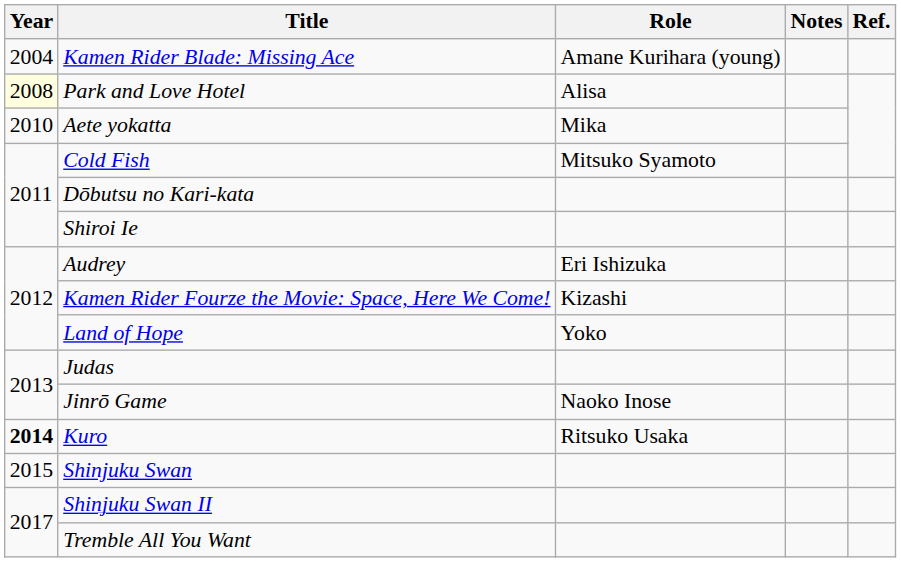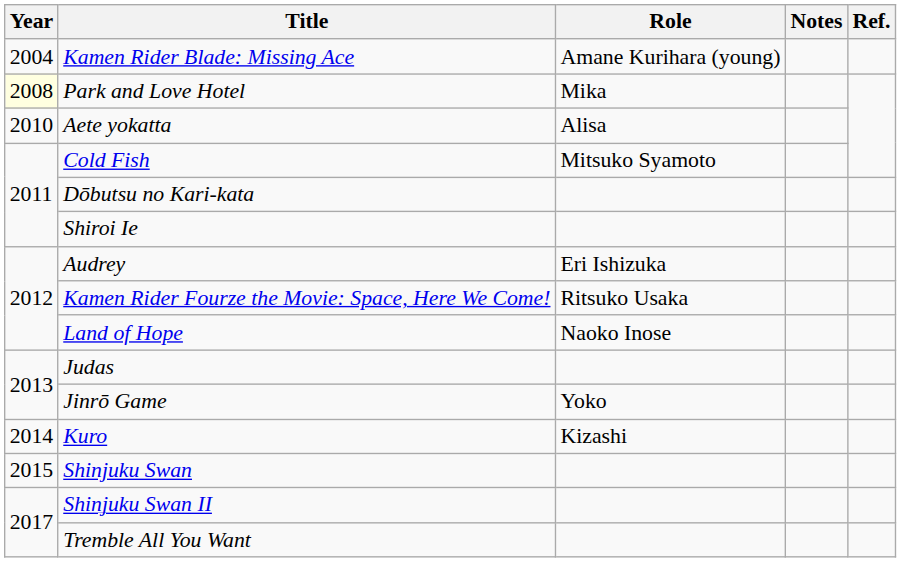(583, 90) Alisa -> (583, 90) Mika
(583, 125) Mika -> (583, 125) Alisa
(594, 297) Kizashi -> (624, 297) Ritsuko Usaka
(584, 332) Yoko -> (616, 332) Naoko Inose
(616, 401) Naoko Inose -> (584, 401) Yoko
(31, 435) bold -> (31, 435) normal
(624, 435) Ritsuko Usaka -> (594, 435) Kizashi
